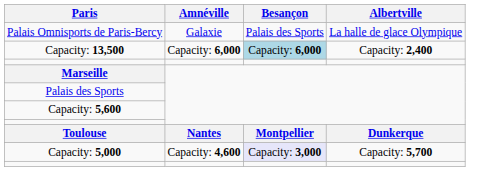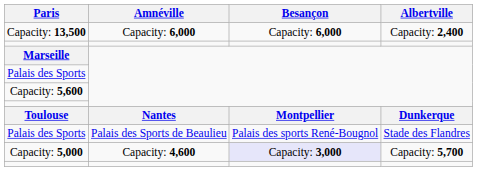- row: (85, 31)
(285, 50) lightblue background -> (305, 31) no background
+ row: (46, 133)
